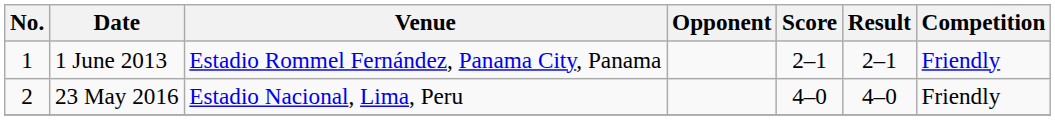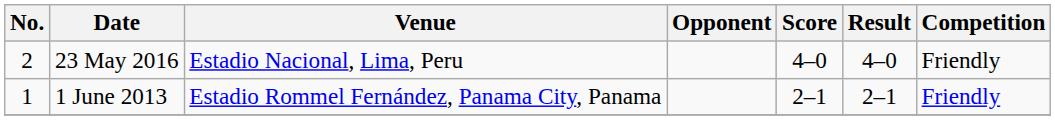rows swapped: (111, 59) <-> (117, 96)
